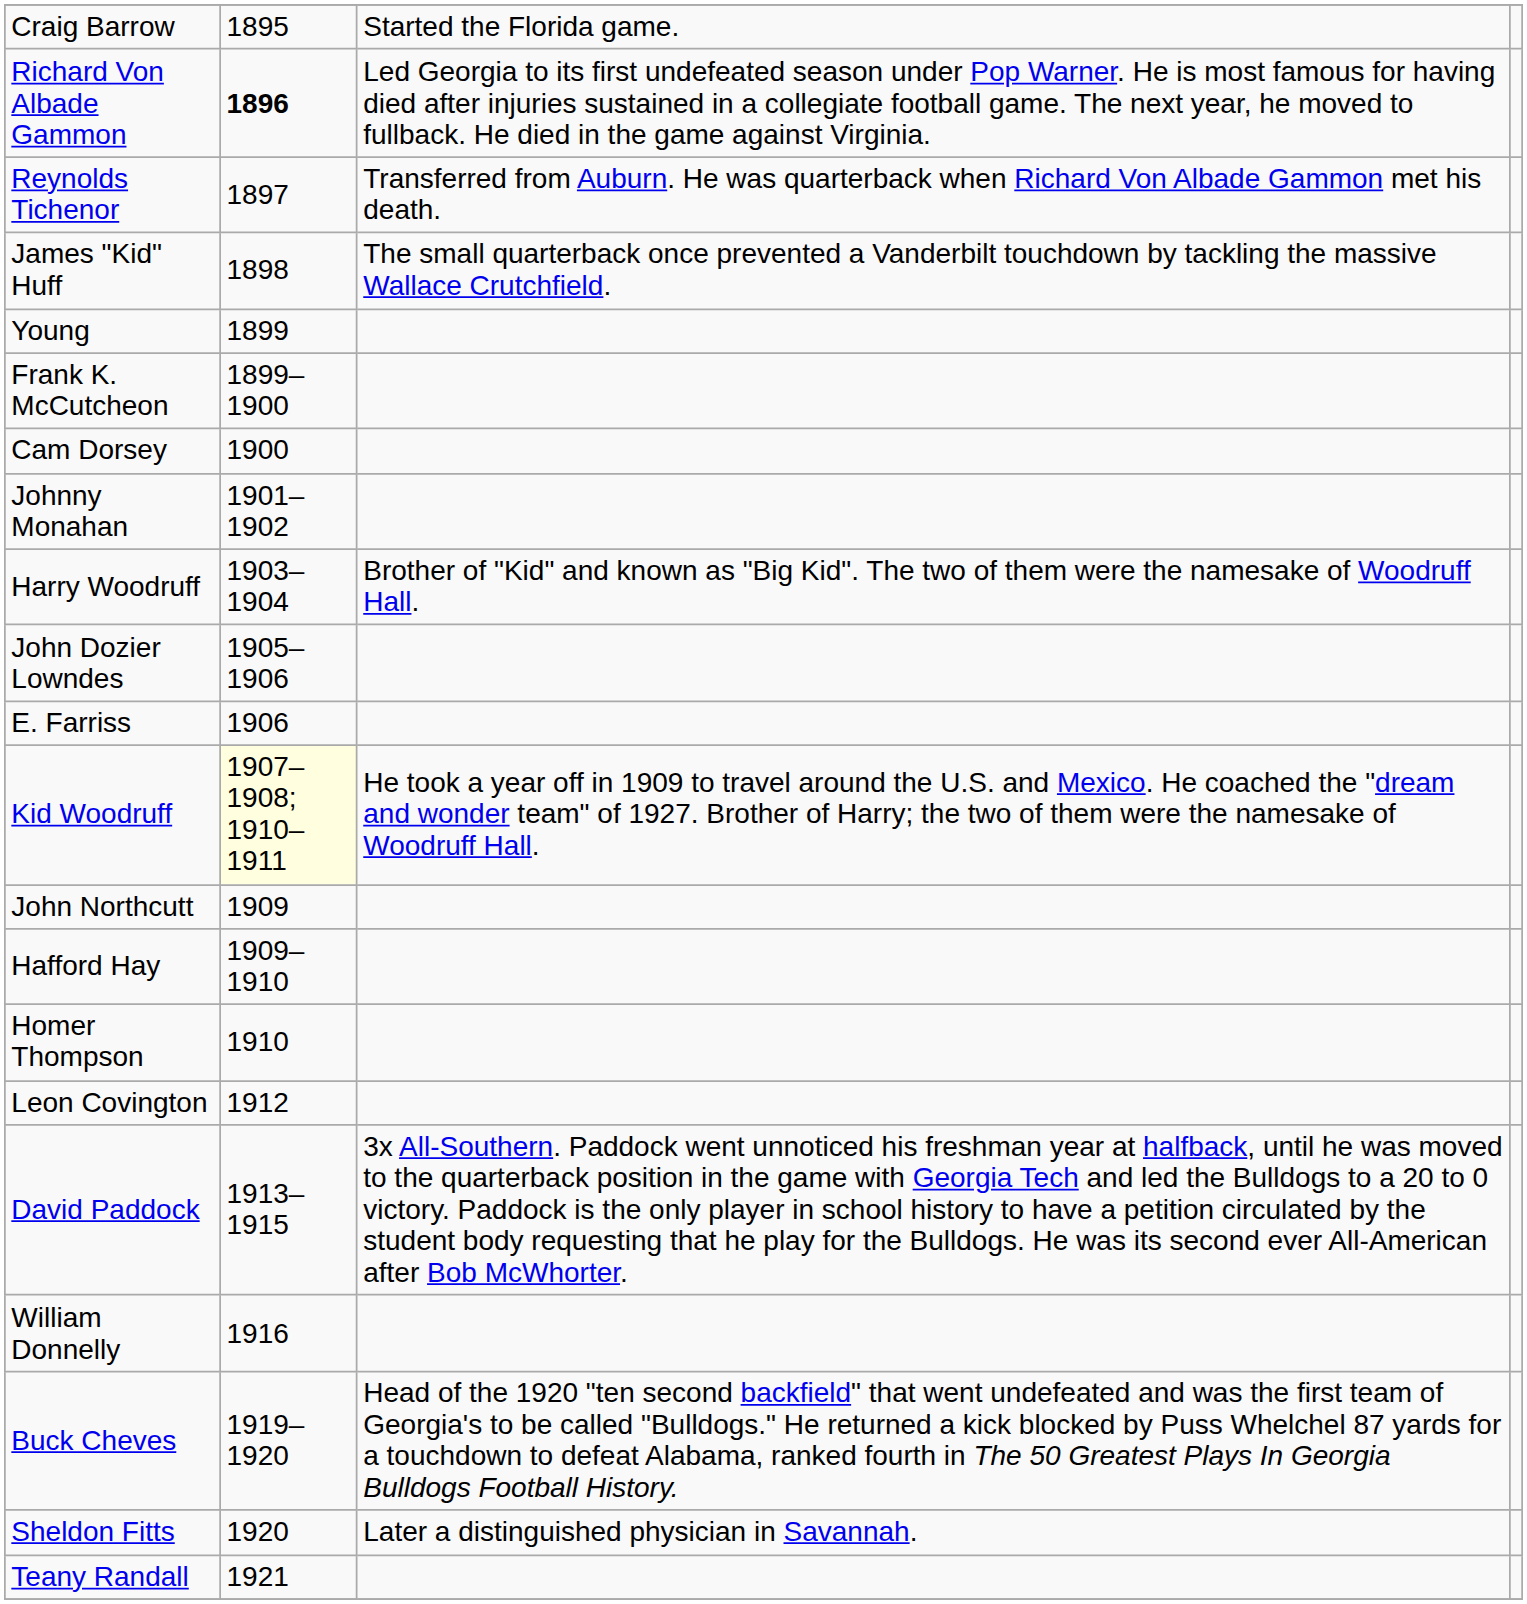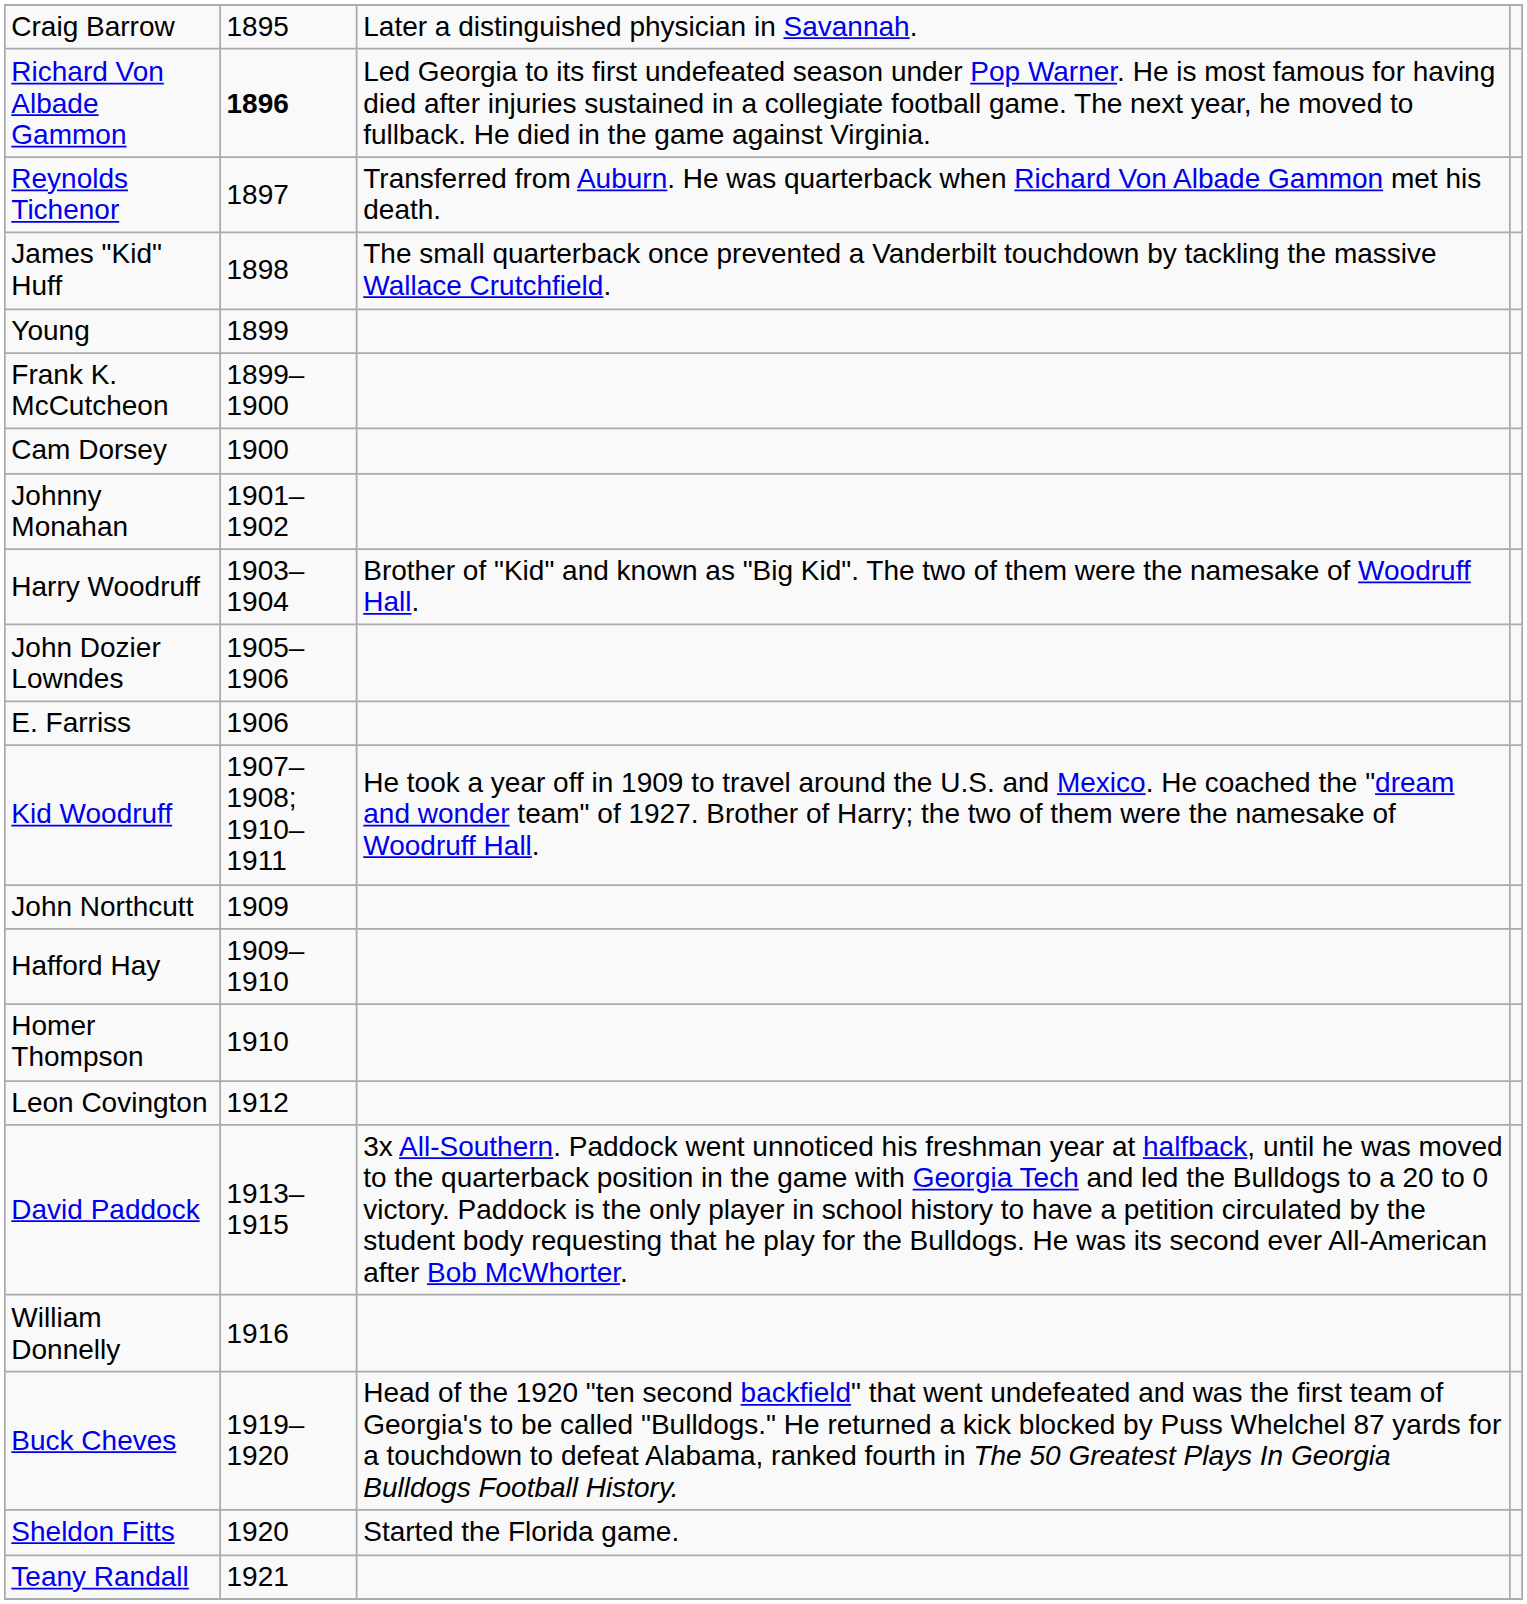(521, 26) Started the Florida game. -> (640, 26) Later a distinguished physician in Savannah.
(265, 814) lightyellow background -> (265, 814) no background
(640, 1531) Later a distinguished physician in Savannah. -> (521, 1531) Started the Florida game.
